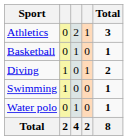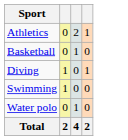- column: (108, 14)
